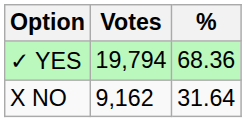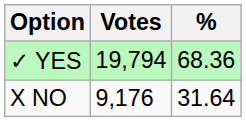(125, 97) 9,162 -> (125, 97) 9,176
